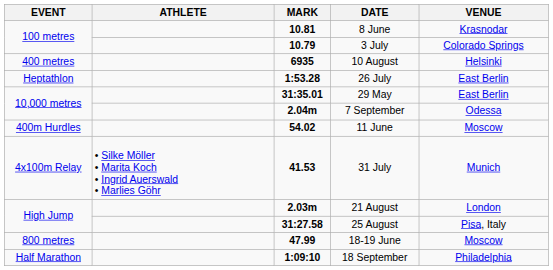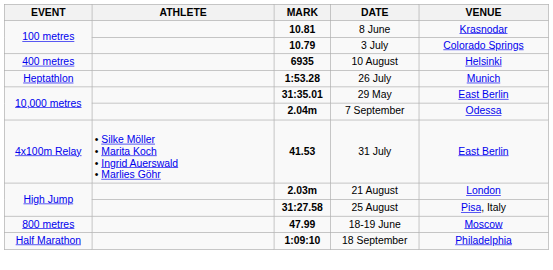(483, 78) East Berlin -> (483, 78) Munich
- row: (375, 128)
(483, 168) Munich -> (483, 151) East Berlin
